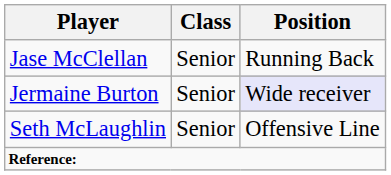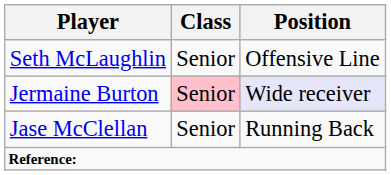rows swapped: (79, 57) <-> (88, 128)
(206, 93) no background -> (206, 93) pink background
